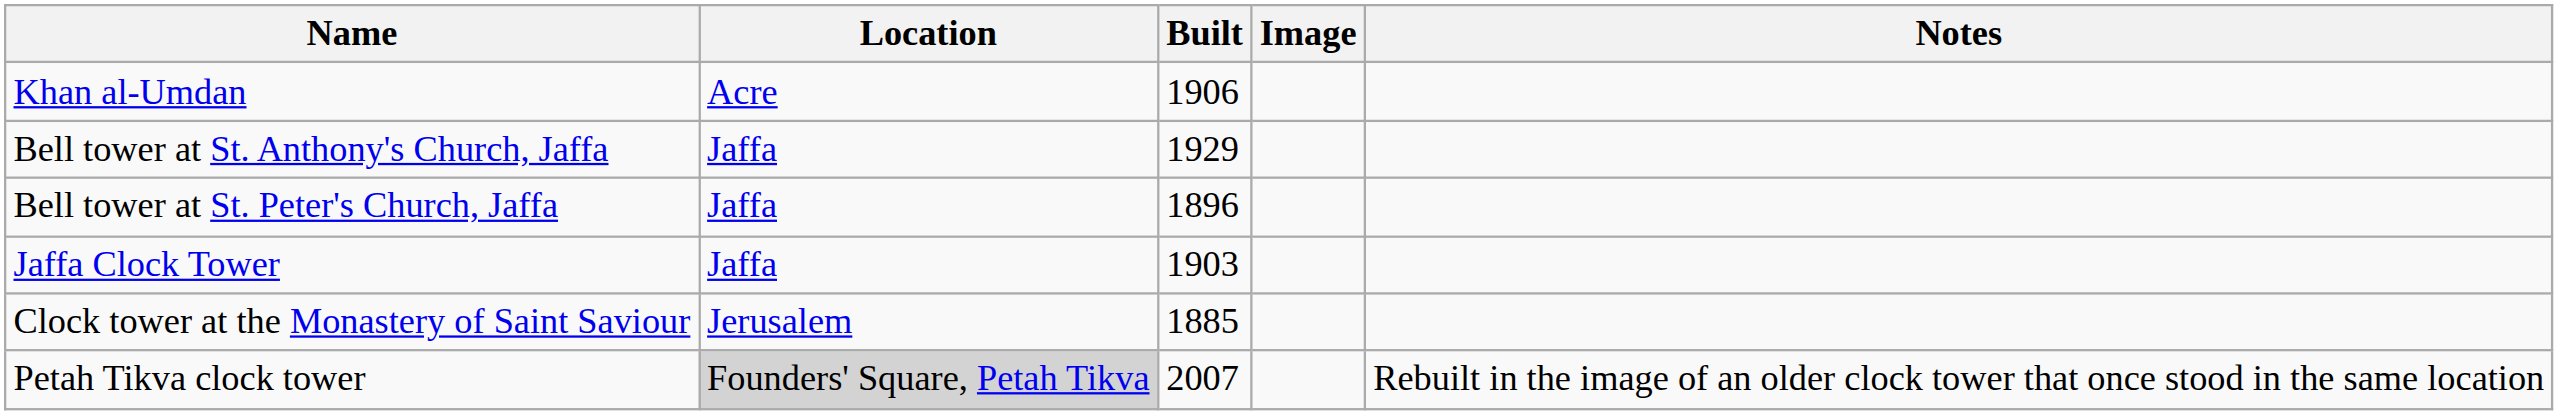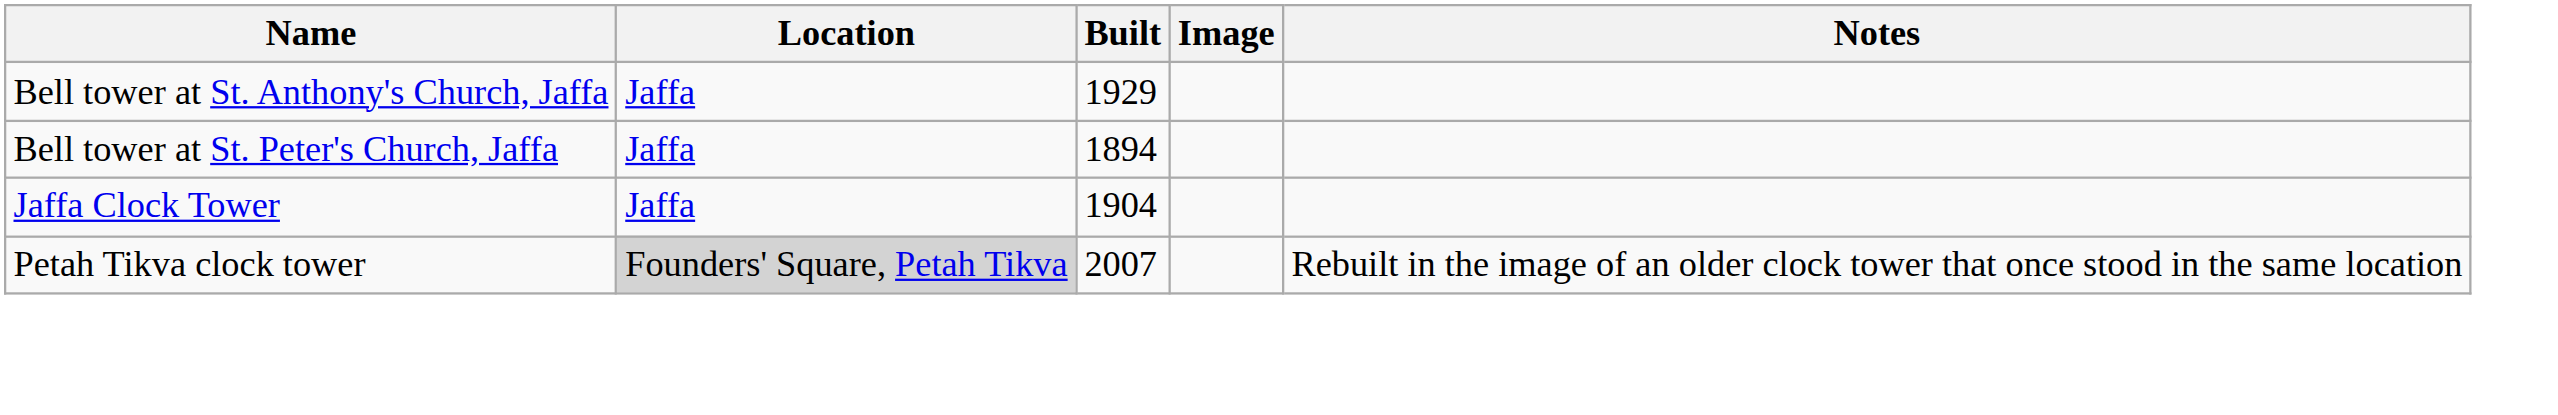- row: (130, 90)
(1203, 206) 1896 -> (1121, 148) 1894
(1203, 263) 1903 -> (1121, 206) 1904
- row: (352, 321)
